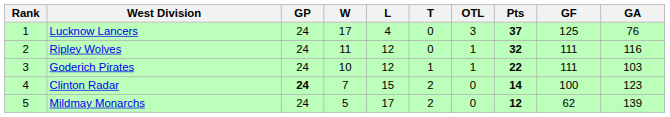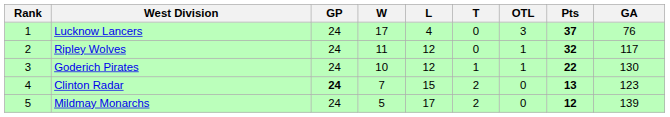- column: (569, 13)
(633, 49) 116 -> (629, 49) 117
(633, 67) 103 -> (629, 67) 130
(516, 85) 14 -> (570, 85) 13
